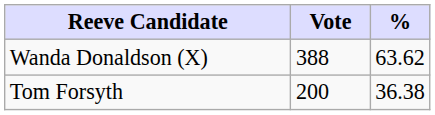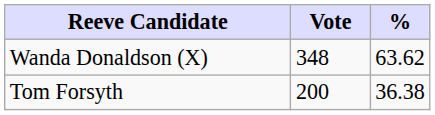(313, 57) 388 -> (313, 57) 348
